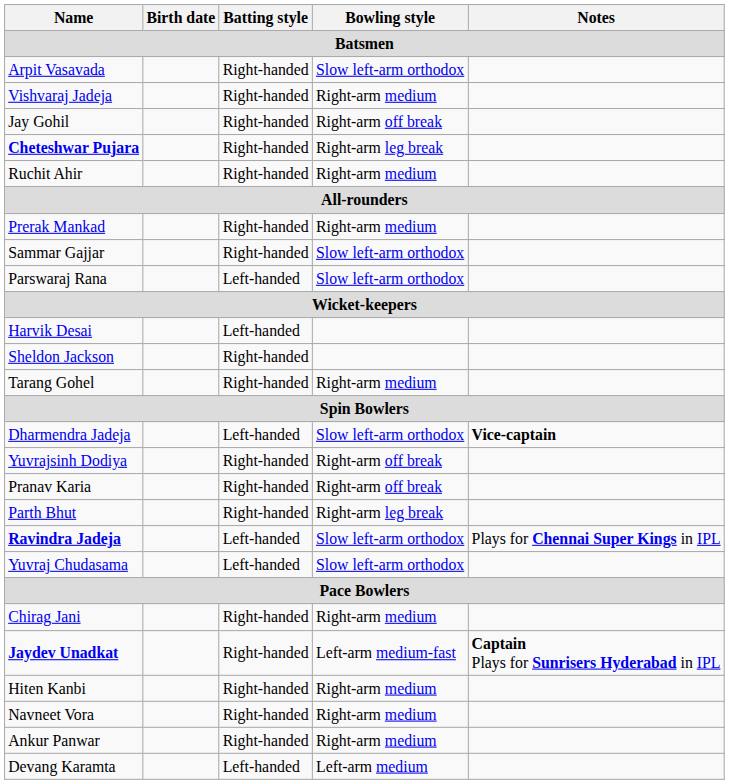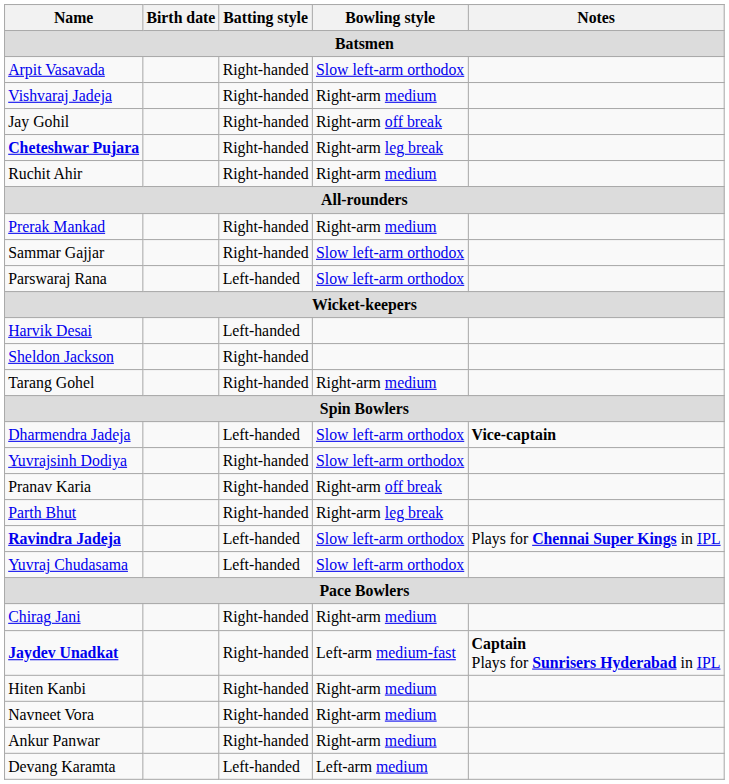(379, 460) Right-arm off break -> (390, 460) Slow left-arm orthodox
